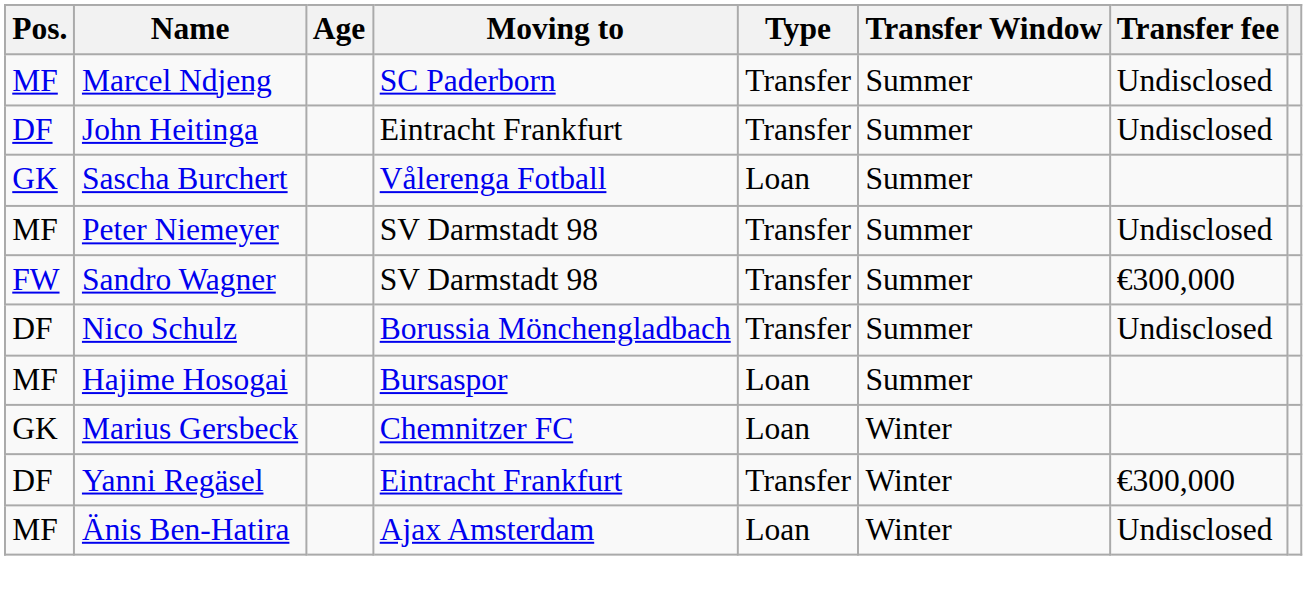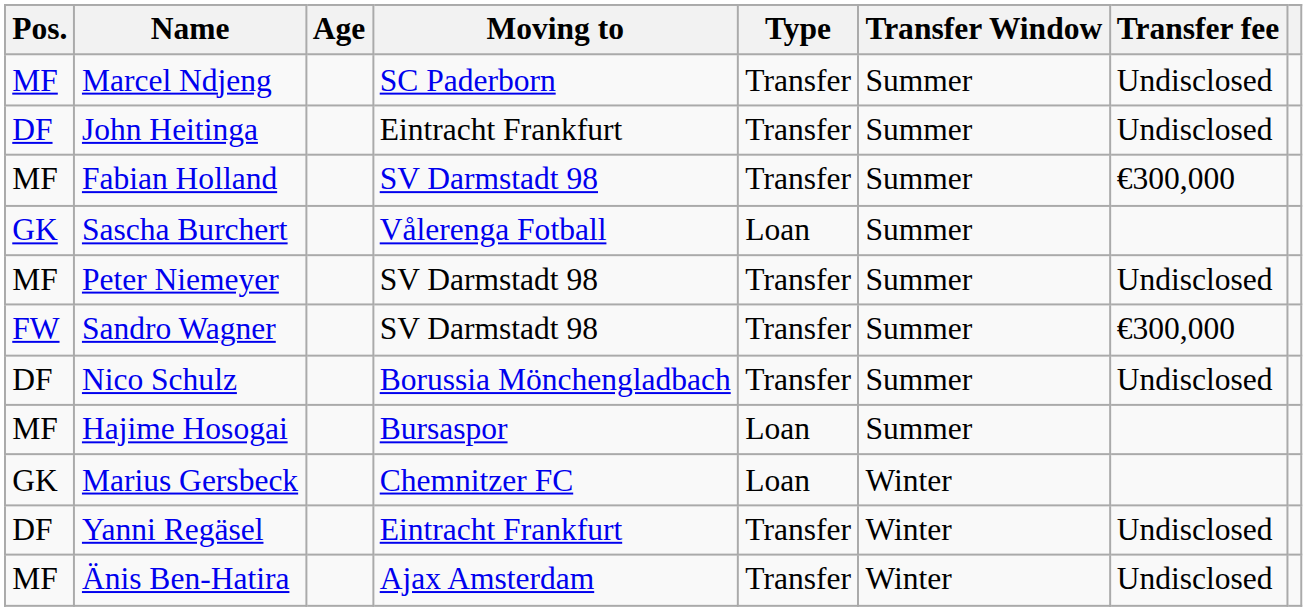+ row: (180, 179)
(1176, 479) €300,000 -> (1195, 529) Undisclosed
(778, 529) Loan -> (798, 579) Transfer
